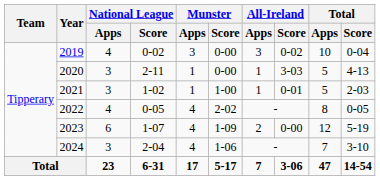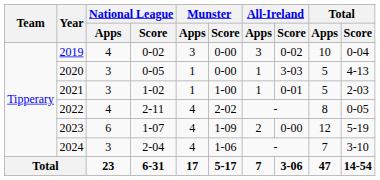(153, 71) 2-11 -> (153, 71) 0-05
(153, 109) 0-05 -> (153, 109) 2-11
